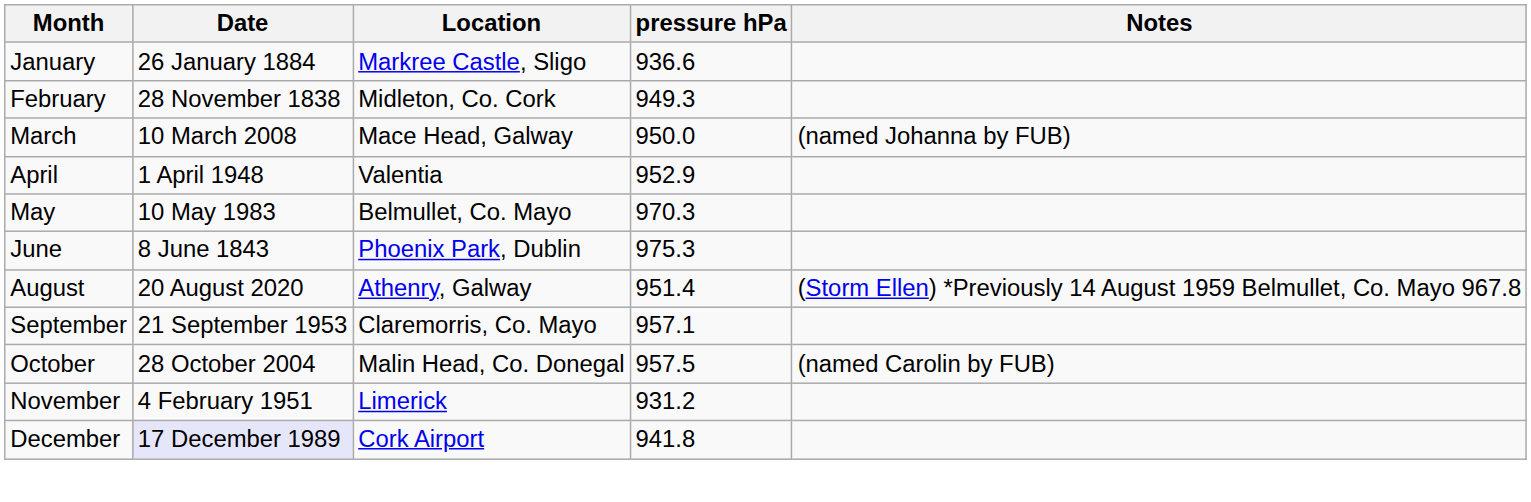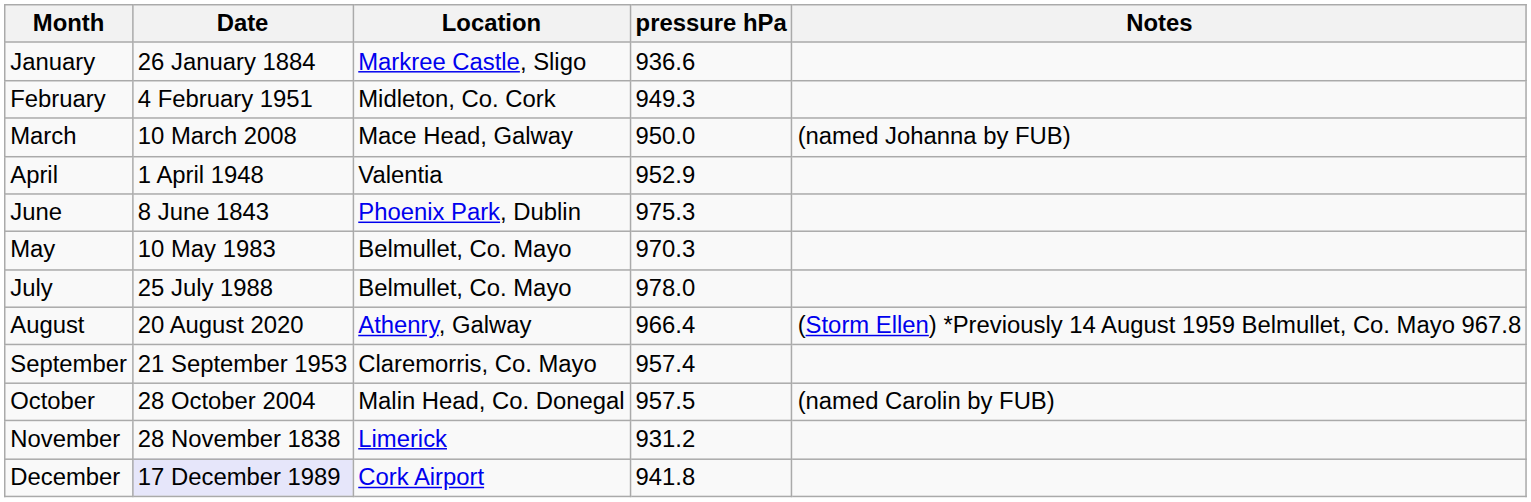(239, 99) 28 November 1838 -> (225, 99) 4 February 1951
rows swapped: (33, 212) <-> (36, 250)
+ row: (31, 288)
(665, 288) 951.4 -> (665, 325) 966.4
(665, 325) 957.1 -> (665, 363) 957.4
(225, 401) 4 February 1951 -> (239, 439) 28 November 1838
